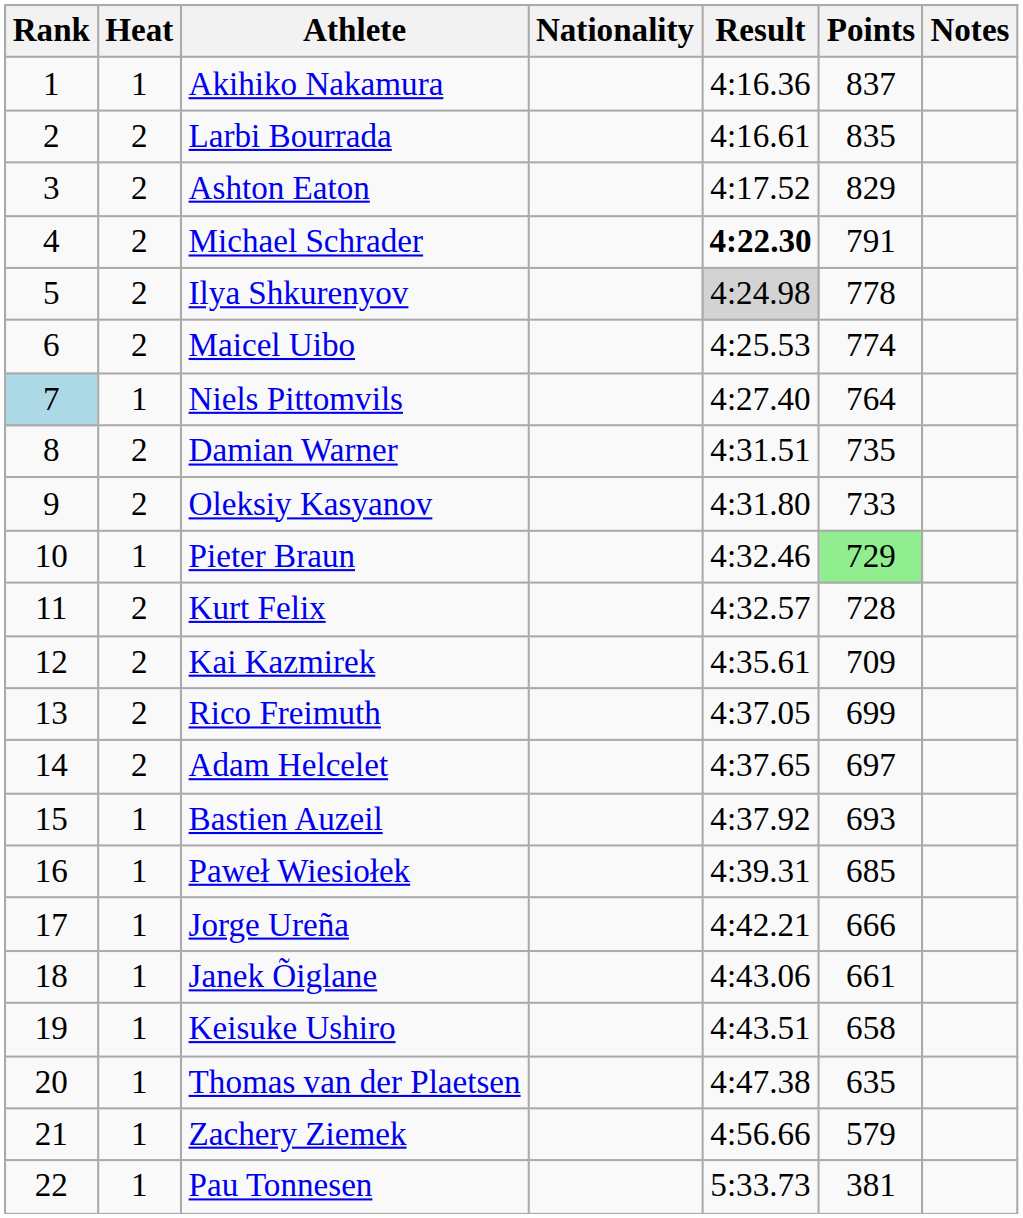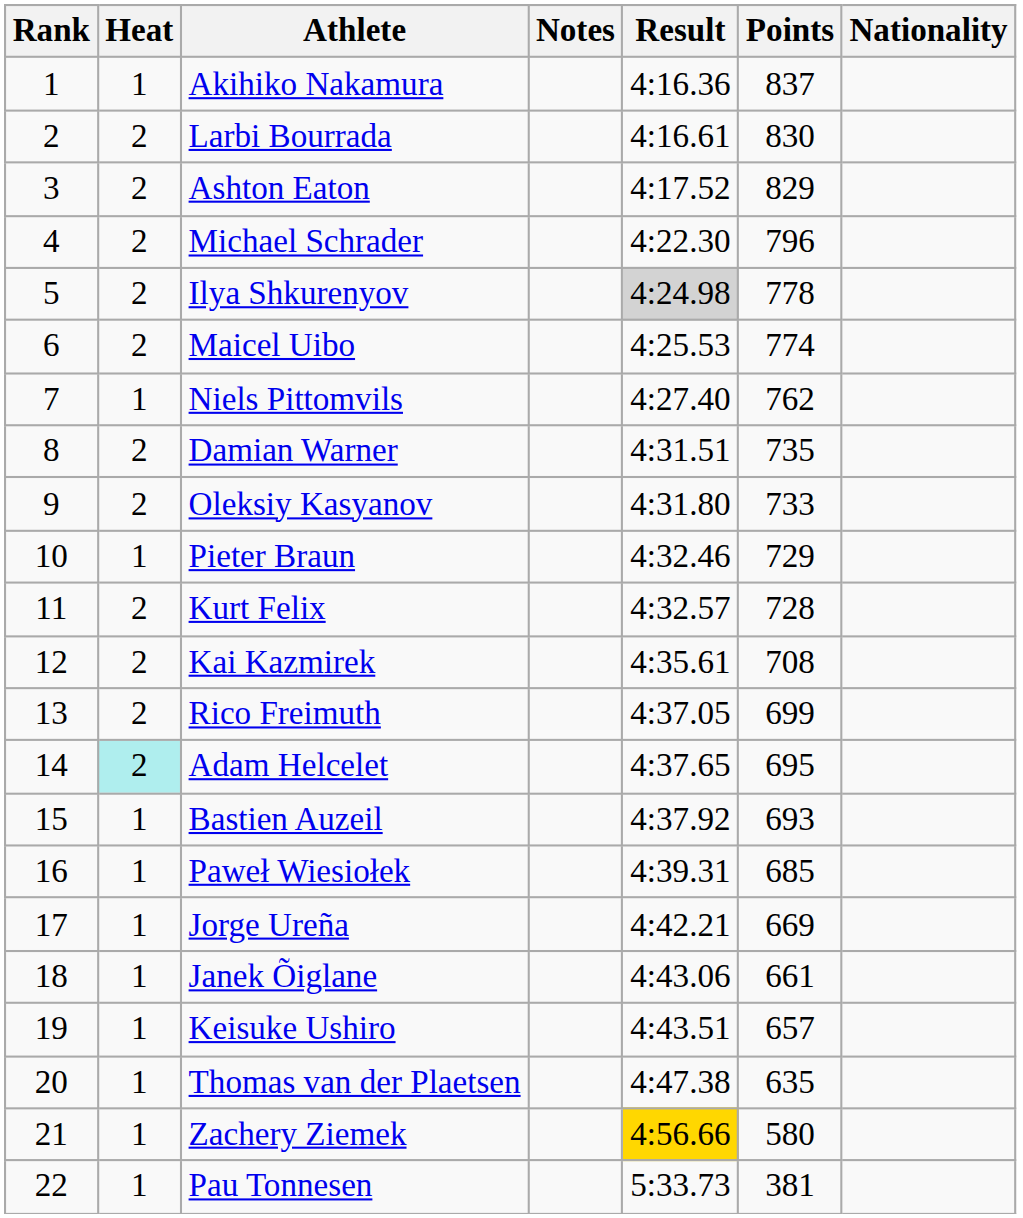columns swapped: (615, 30) <-> (970, 30)
(871, 135) 835 -> (790, 135) 830
(760, 240) bold -> (680, 240) normal
(871, 240) 791 -> (790, 240) 796
(51, 398) lightblue background -> (51, 398) no background
(871, 398) 764 -> (790, 398) 762
(871, 556) lightgreen background -> (790, 556) no background
(871, 661) 709 -> (790, 661) 708
(139, 766) no background -> (139, 766) paleturquoise background
(871, 766) 697 -> (790, 766) 695
(871, 923) 666 -> (790, 923) 669
(871, 1028) 658 -> (790, 1028) 657
(760, 1133) no background -> (680, 1133) gold background
(871, 1133) 579 -> (790, 1133) 580
